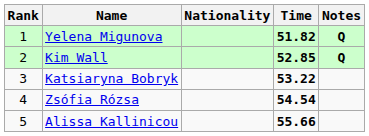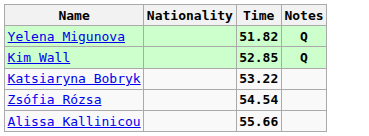- column: (23, 15)
